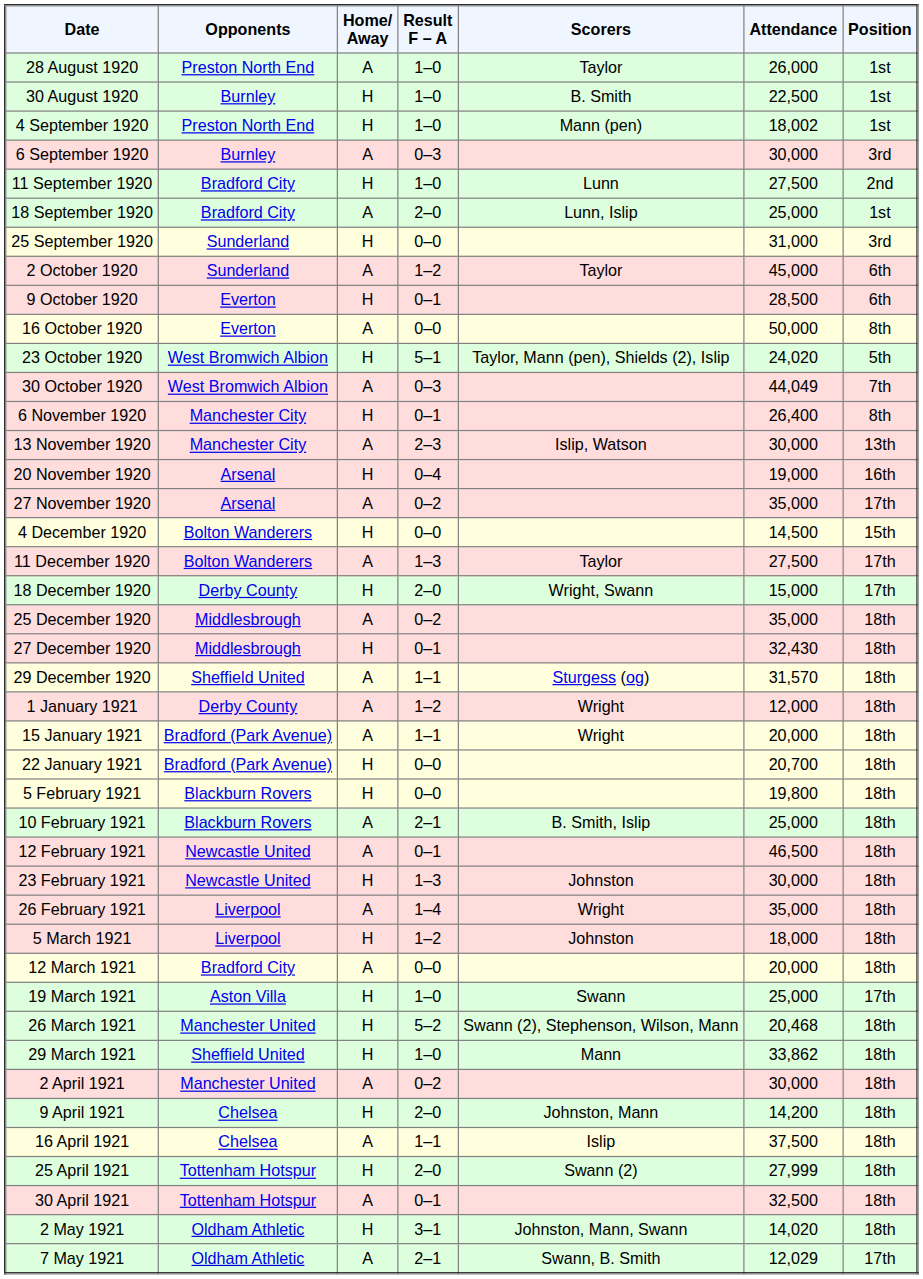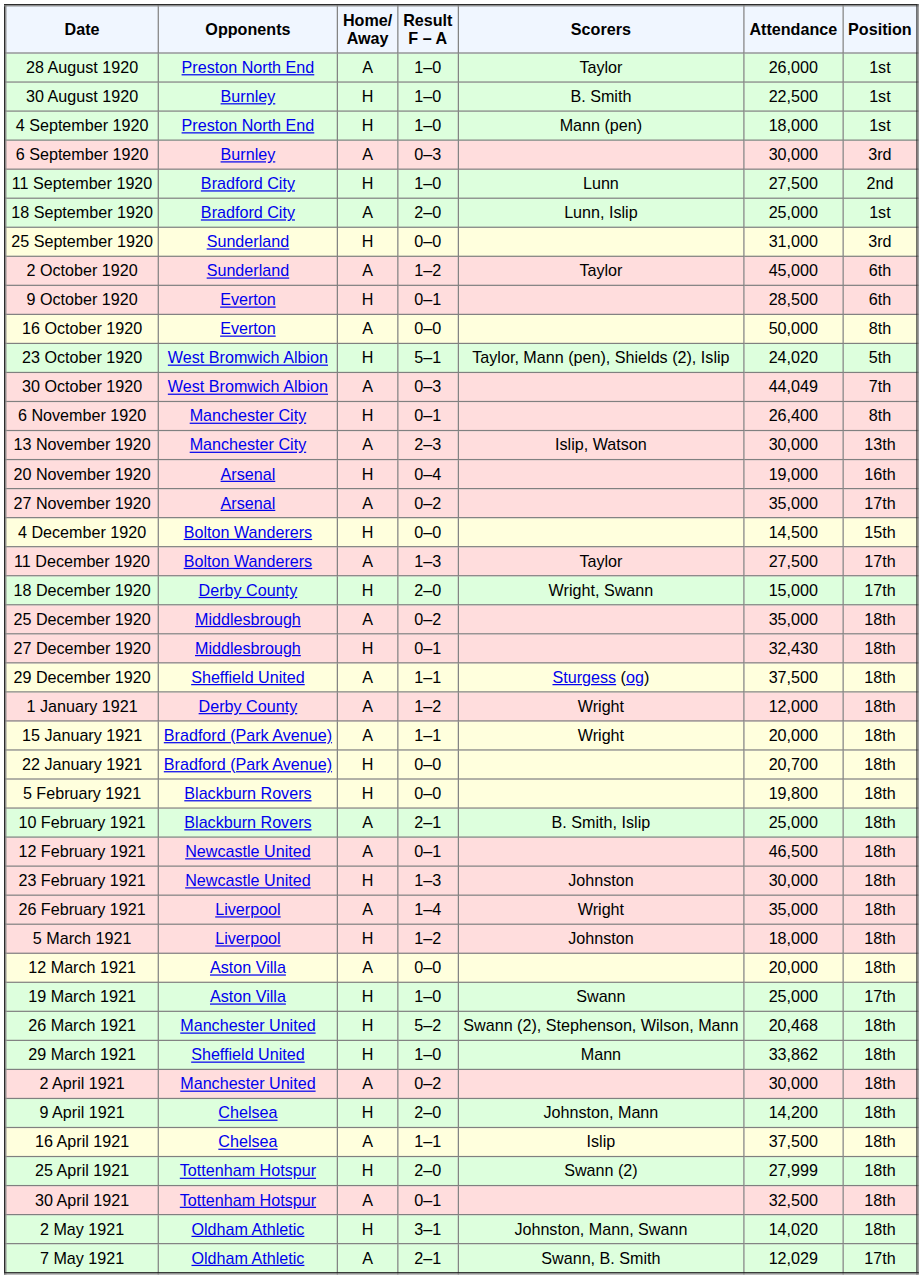(793, 126) 18,002 -> (793, 126) 18,000
(793, 677) 31,570 -> (793, 677) 37,500
(248, 968) Bradford City -> (248, 968) Aston Villa
